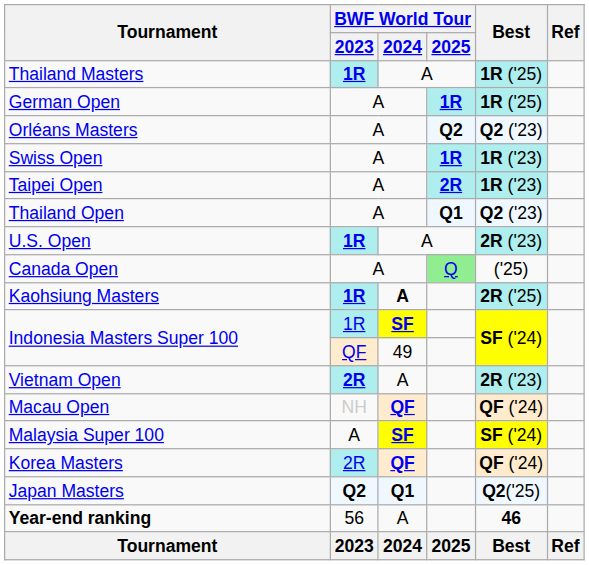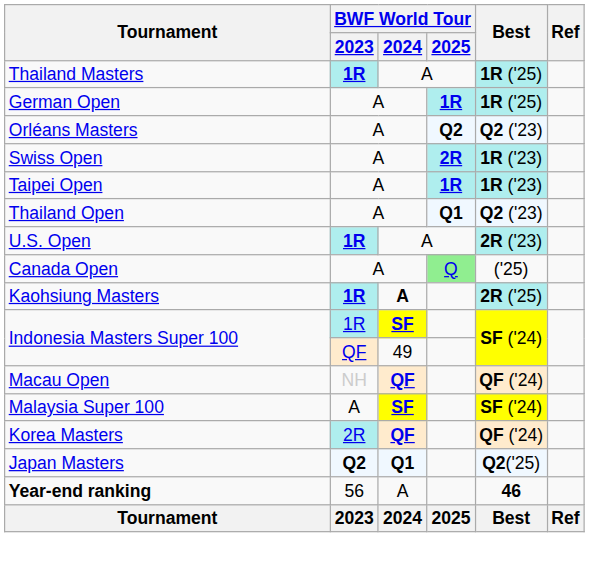(451, 158) 1R -> (451, 158) 2R
(451, 185) 2R -> (451, 185) 1R
- row: (65, 380)
